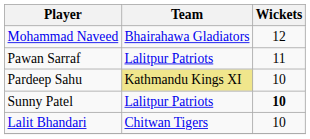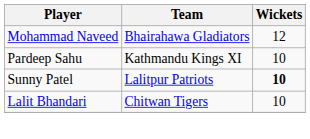- row: (44, 58)
(183, 79) khaki background -> (183, 58) no background
